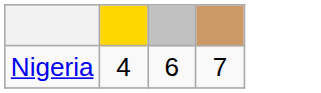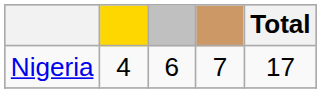+ column: (280, 25)
